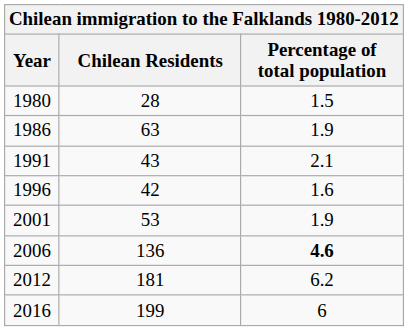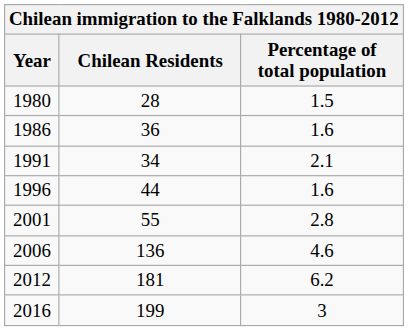(150, 130) 63 -> (150, 130) 36
(322, 130) 1.9 -> (322, 130) 1.6
(150, 160) 43 -> (150, 160) 34
(150, 190) 42 -> (150, 190) 44
(150, 220) 53 -> (150, 220) 55
(322, 220) 1.9 -> (322, 220) 2.8
(322, 250) bold -> (322, 250) normal
(322, 310) 6 -> (322, 310) 3
